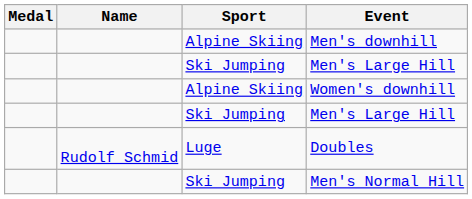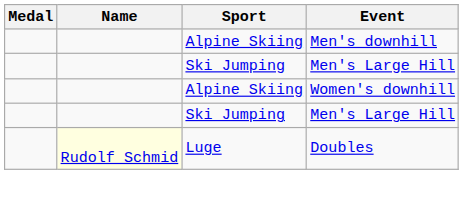(119, 157) no background -> (119, 157) lightyellow background
- row: (235, 182)
